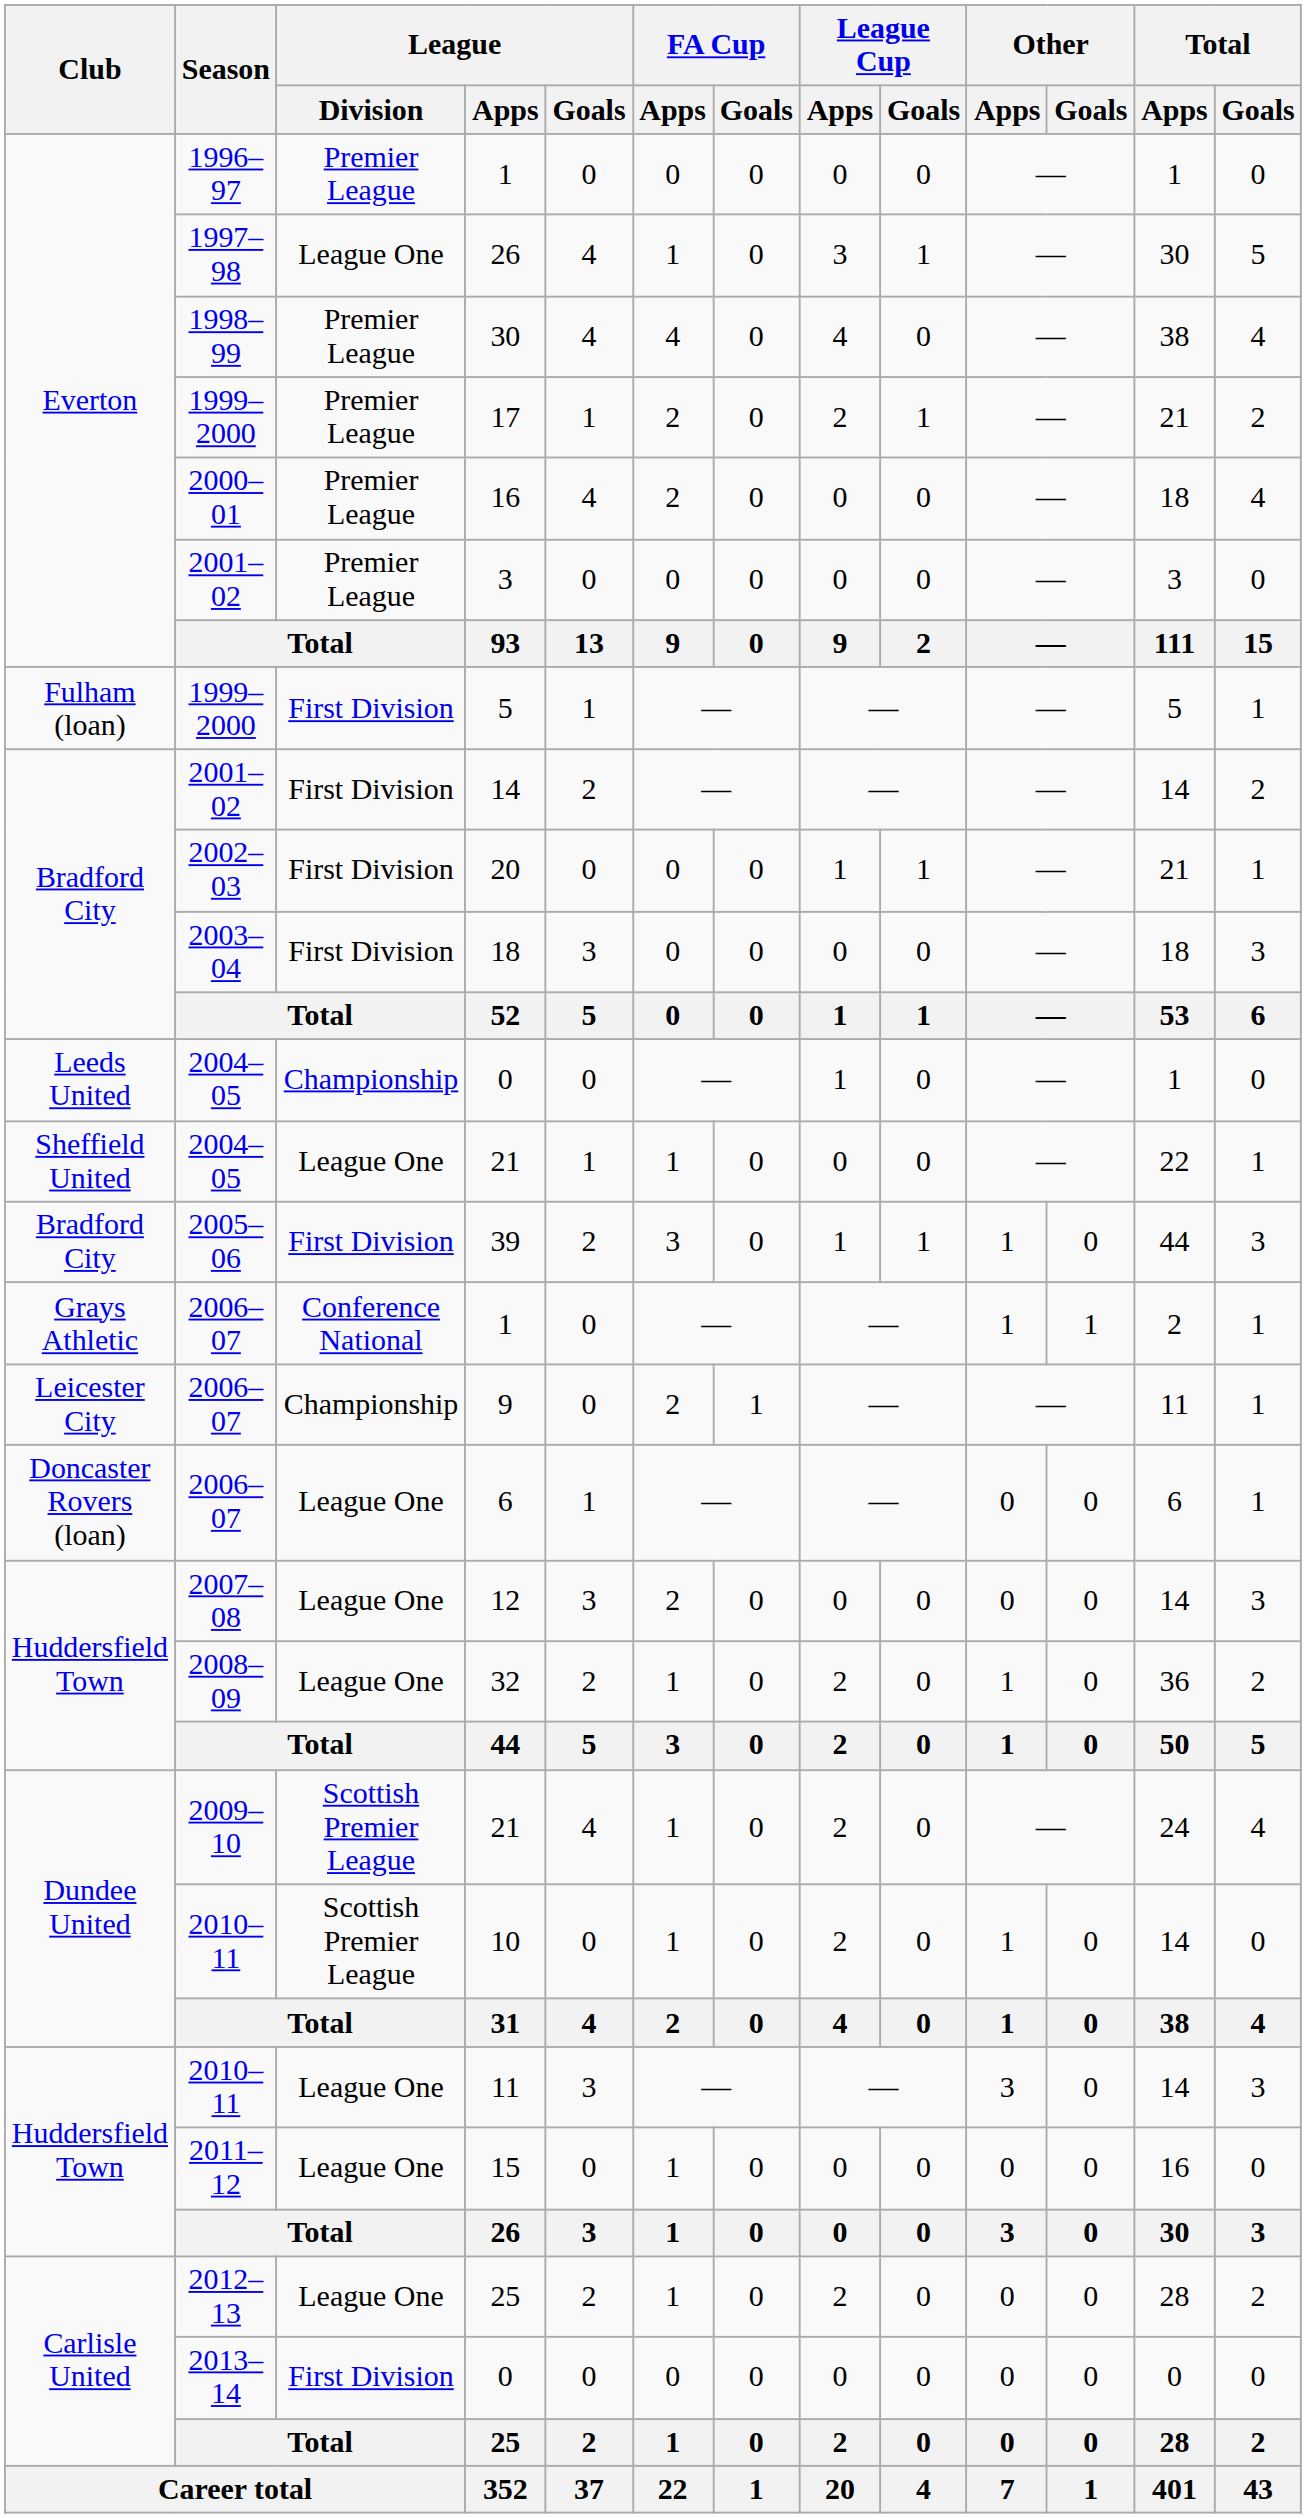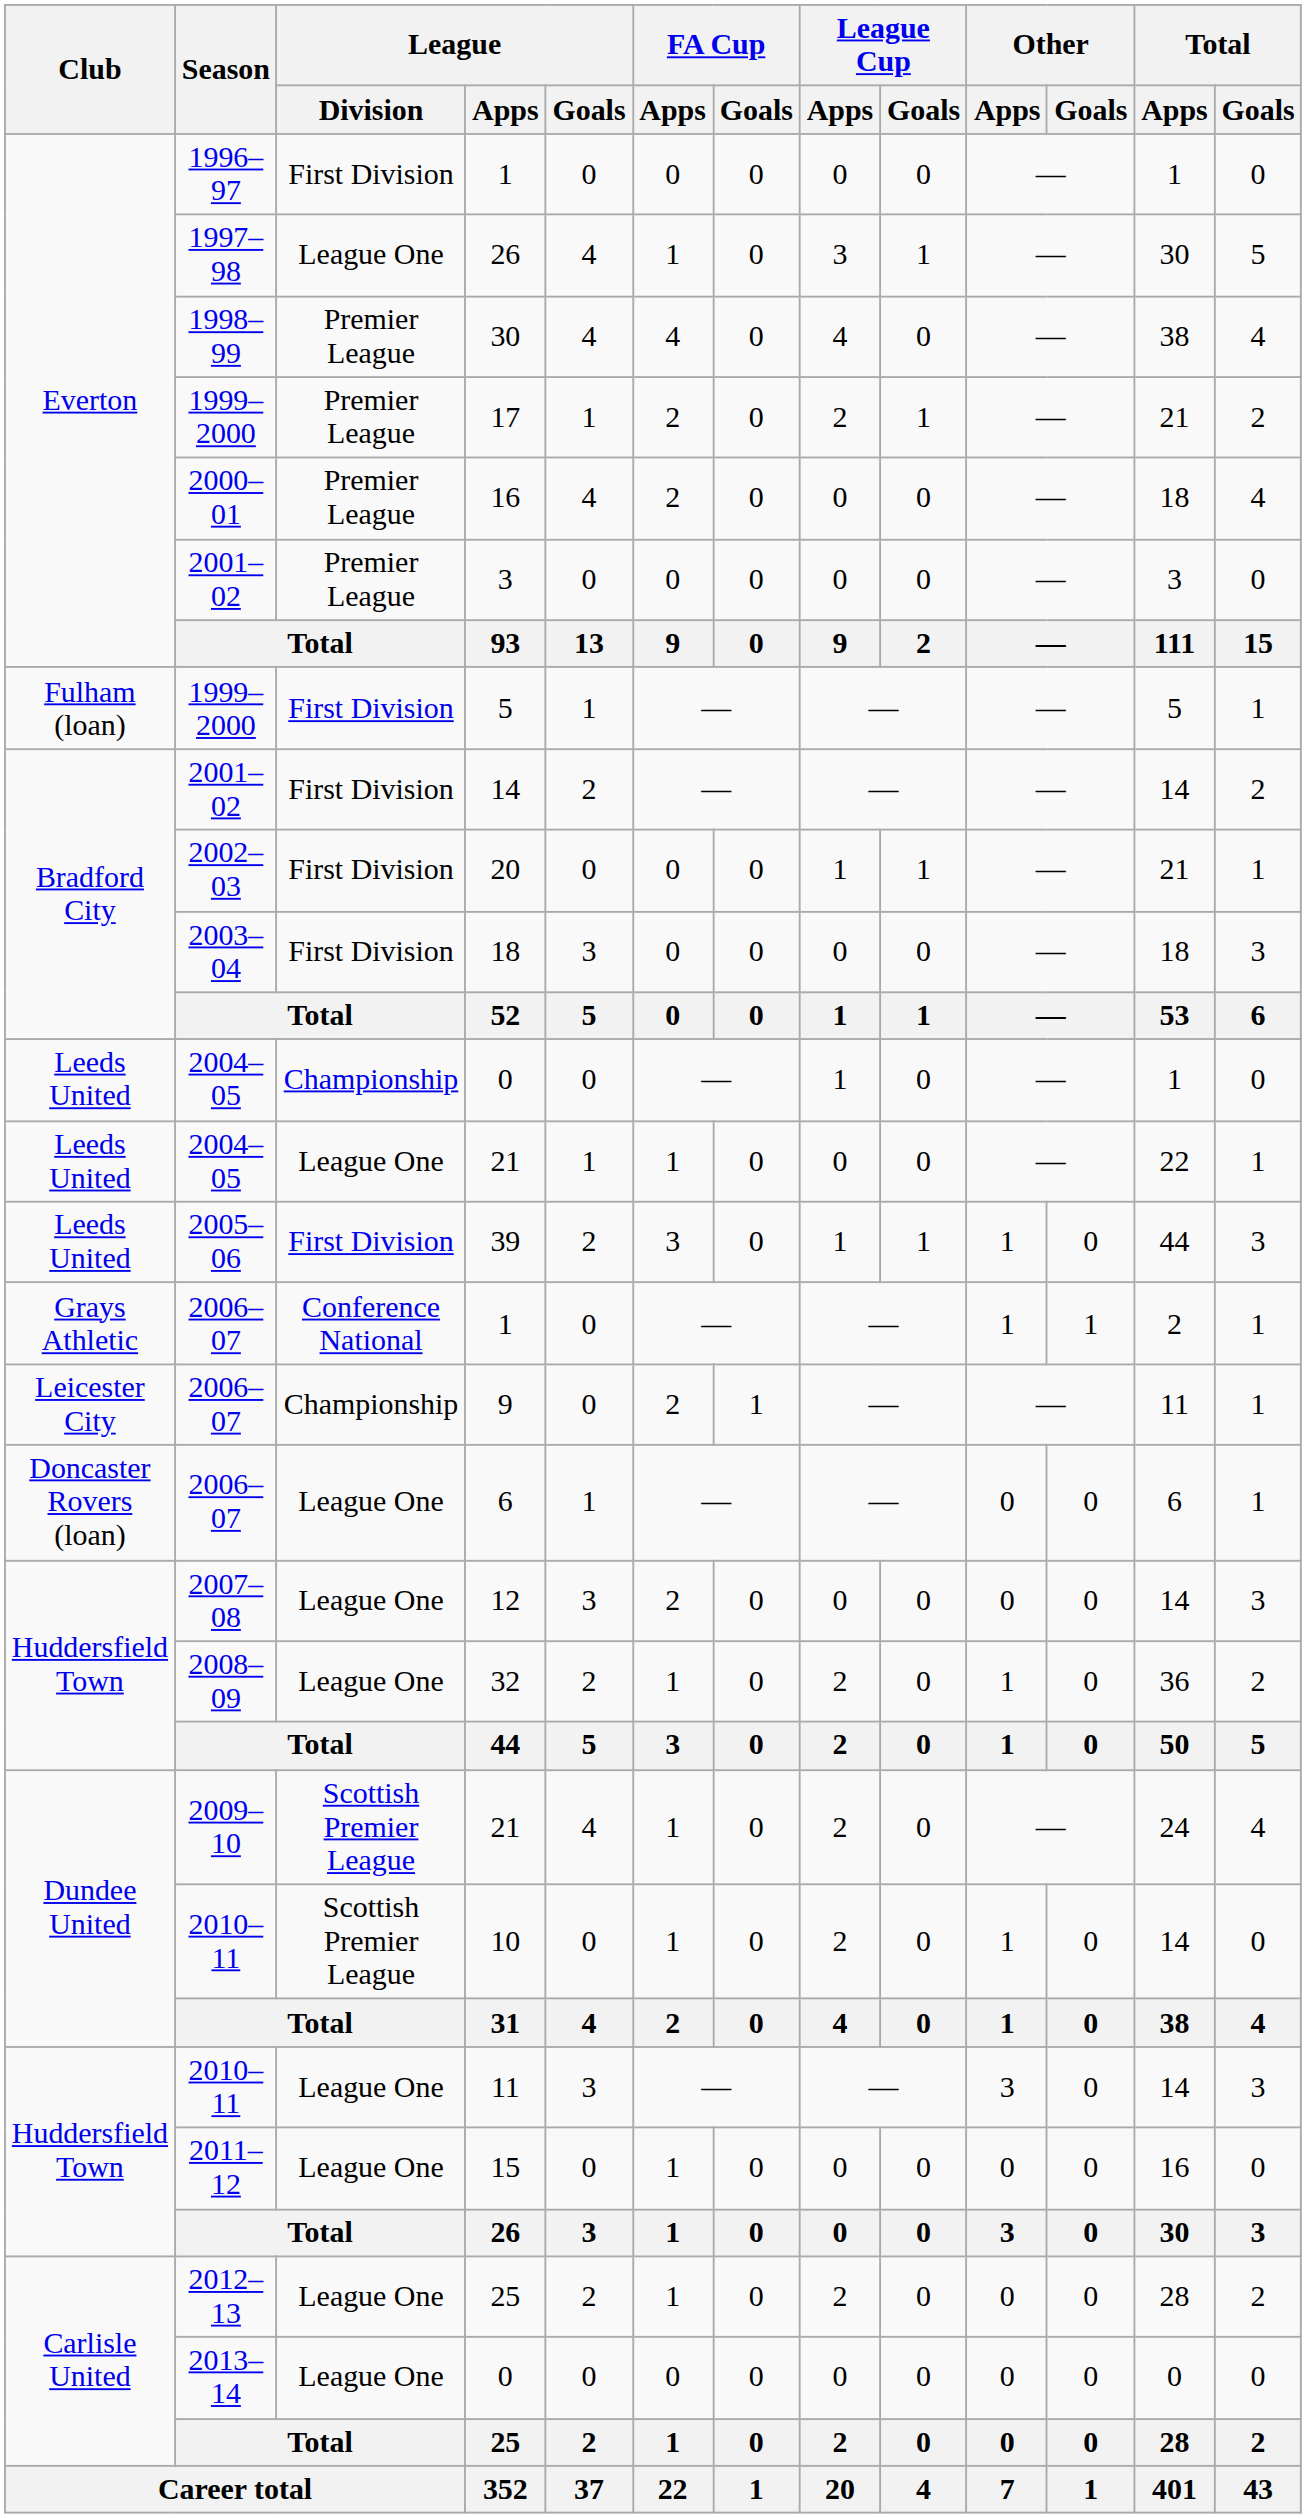(371, 173) Premier League -> (371, 173) First Division
(90, 1160) Sheffield United -> (90, 1160) Leeds United
(90, 1241) Bradford City -> (90, 1241) Leeds United
(371, 2377) First Division -> (371, 2377) League One
